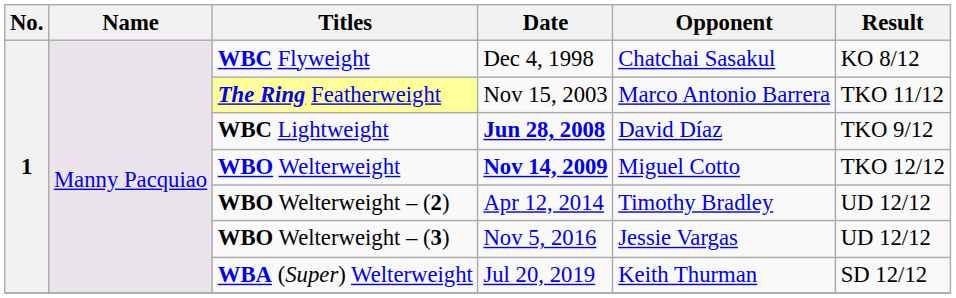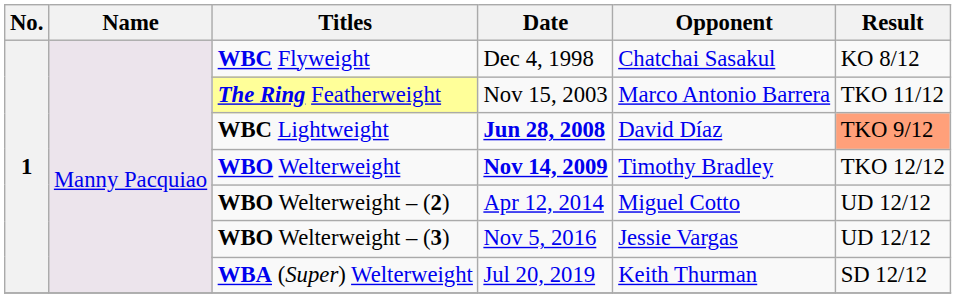(887, 130) no background -> (887, 130) lightsalmon background
(679, 166) Miguel Cotto -> (696, 166) Timothy Bradley
(696, 202) Timothy Bradley -> (679, 202) Miguel Cotto
